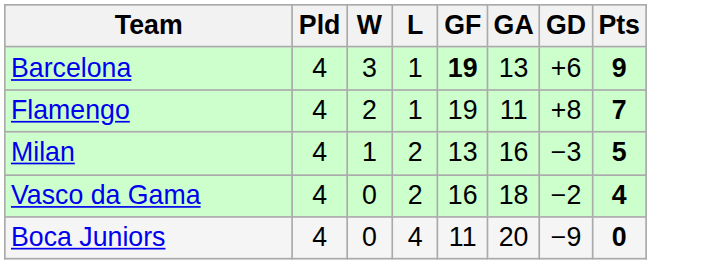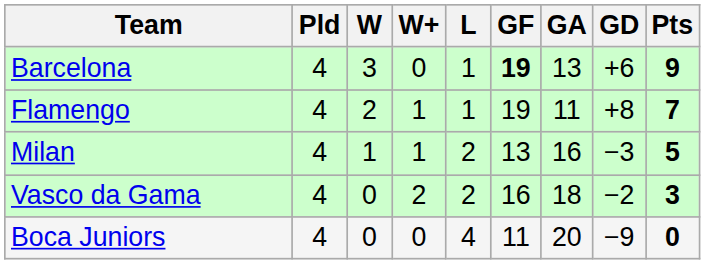+ column: (419, 25)
(619, 195) 4 -> (672, 195) 3
